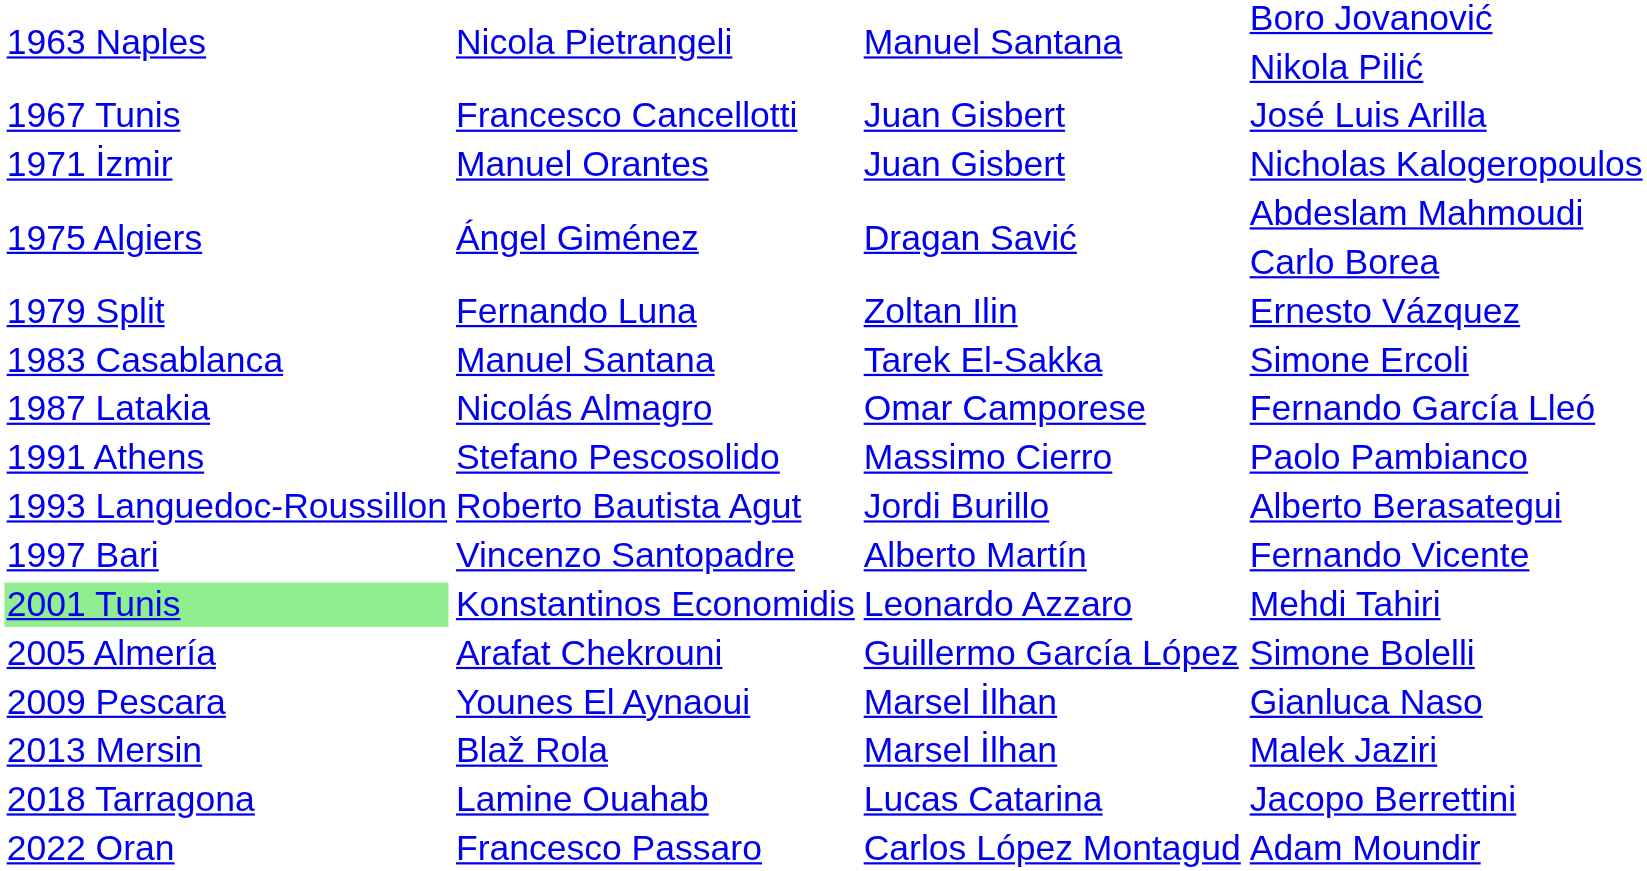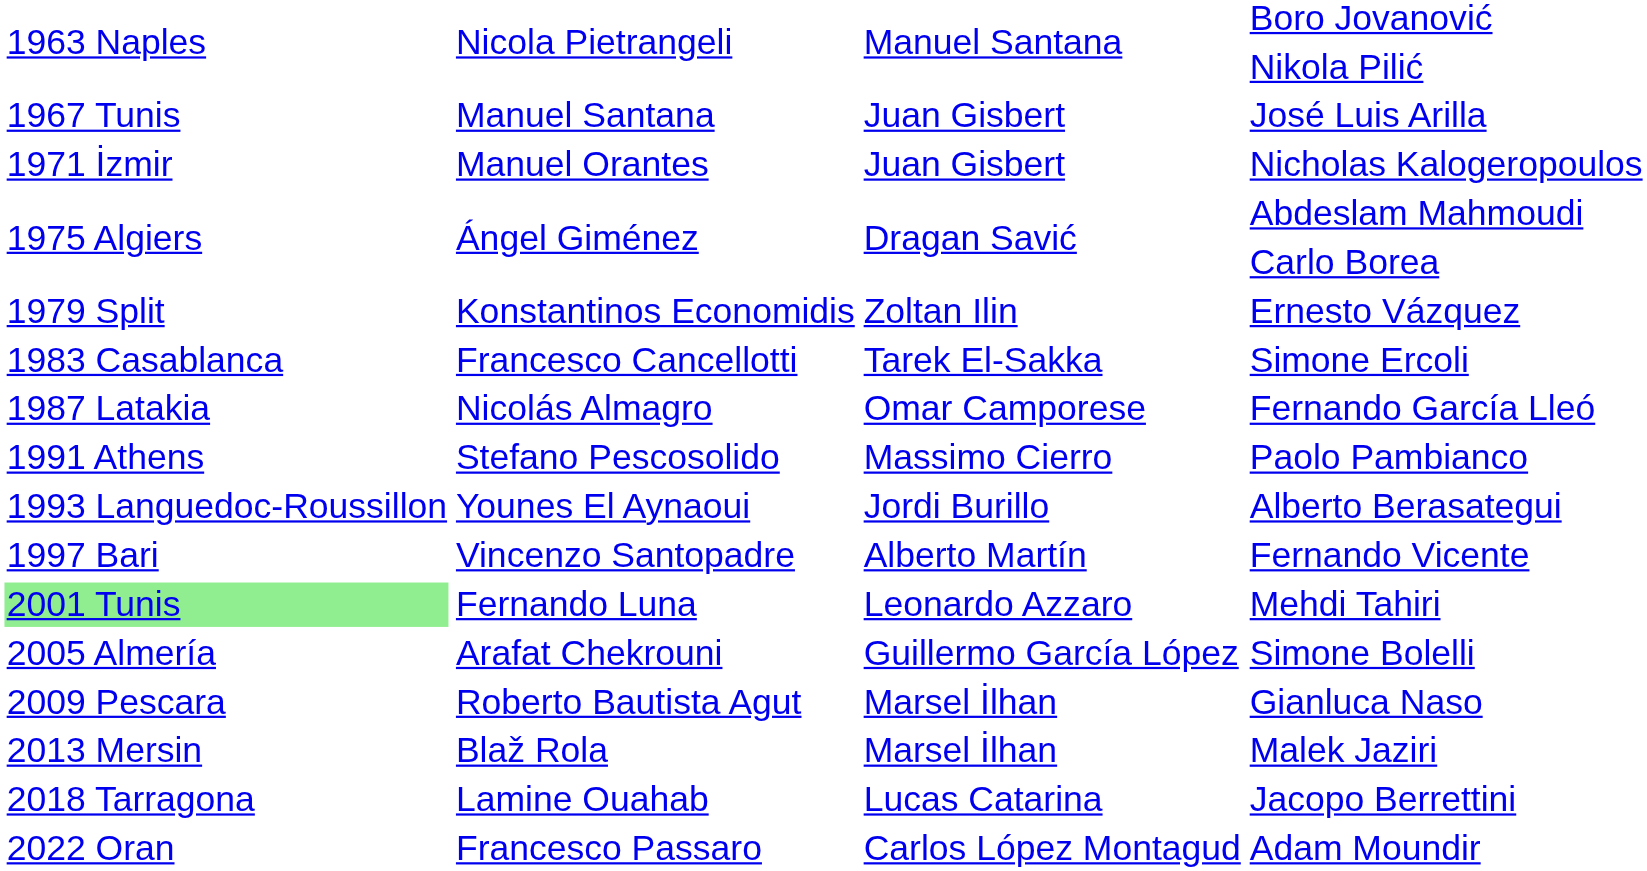(627, 115) Francesco Cancellotti -> (585, 115) Manuel Santana
(576, 311) Fernando Luna -> (655, 311) Konstantinos Economidis
(585, 359) Manuel Santana -> (627, 359) Francesco Cancellotti
(629, 506) Roberto Bautista Agut -> (603, 506) Younes El Aynaoui
(655, 604) Konstantinos Economidis -> (576, 604) Fernando Luna
(603, 701) Younes El Aynaoui -> (629, 701) Roberto Bautista Agut
